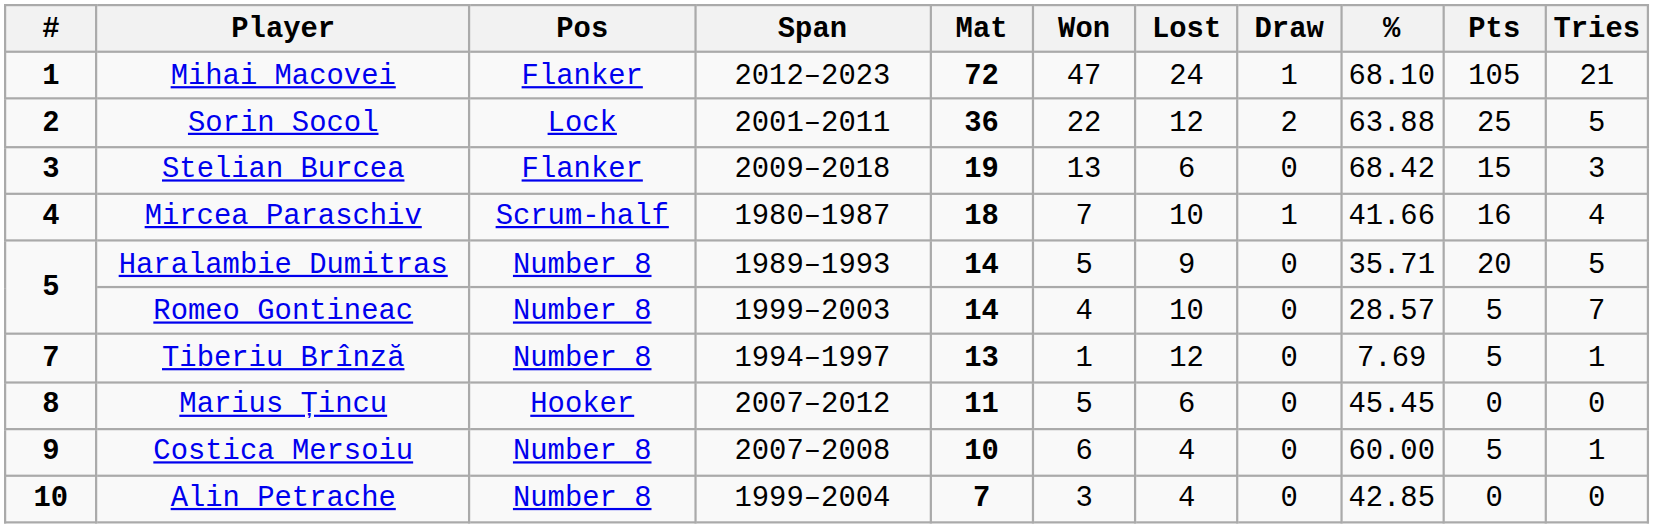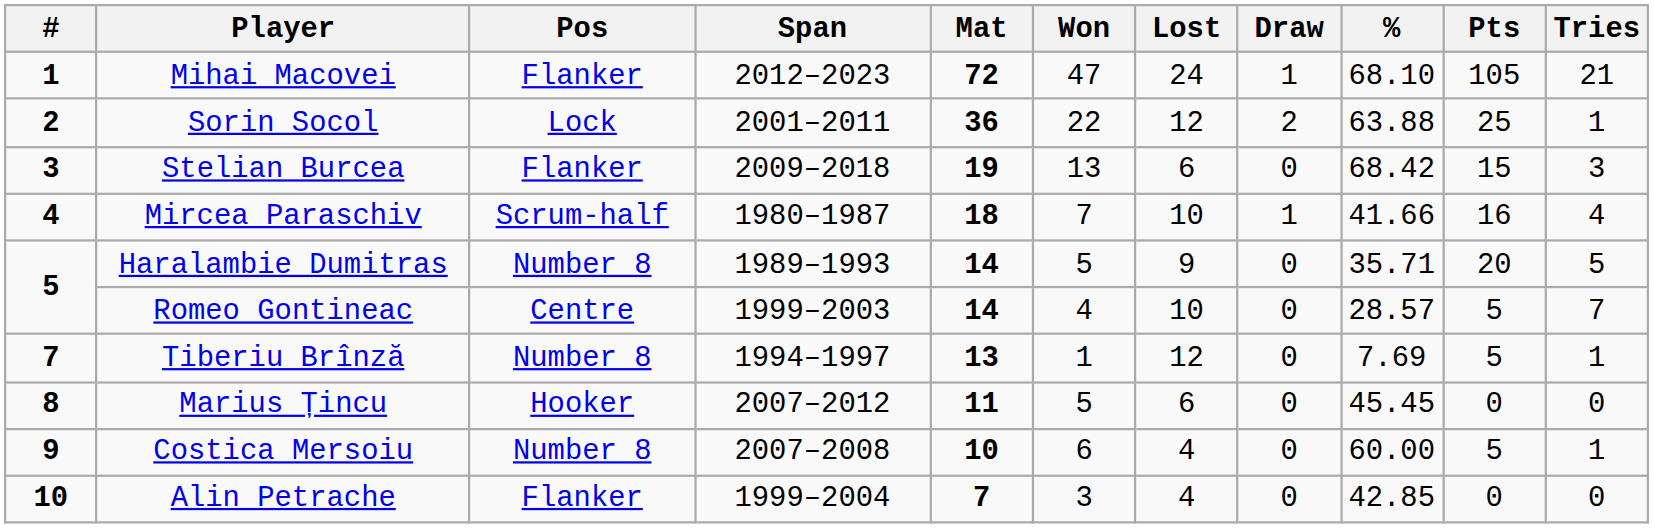(1597, 123) 5 -> (1597, 123) 1
(582, 311) Number 8 -> (582, 311) Centre
(582, 499) Number 8 -> (582, 499) Flanker
